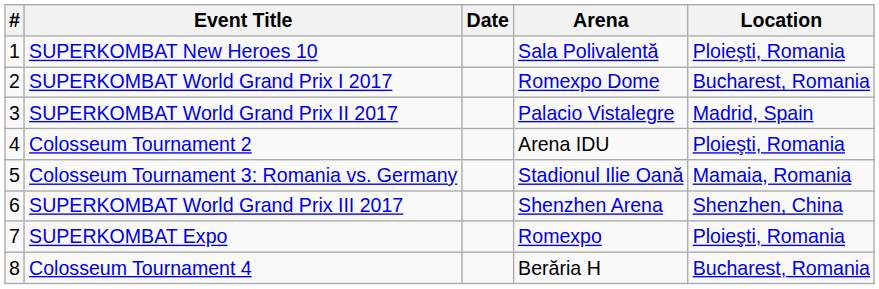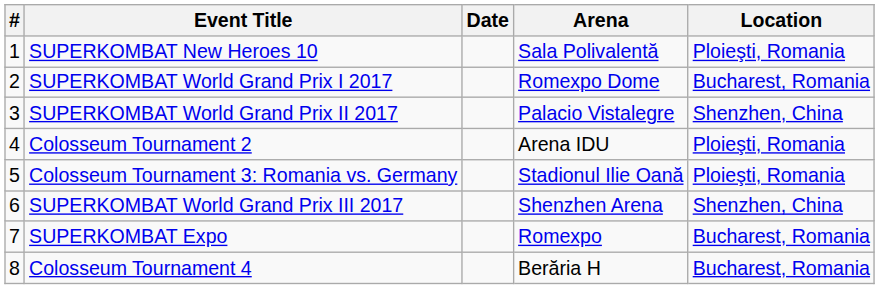(753, 113) Madrid, Spain -> (768, 113) Shenzhen, China
(772, 175) Mamaia, Romania -> (769, 175) Ploieşti, Romania
(769, 237) Ploieşti, Romania -> (781, 237) Bucharest, Romania
